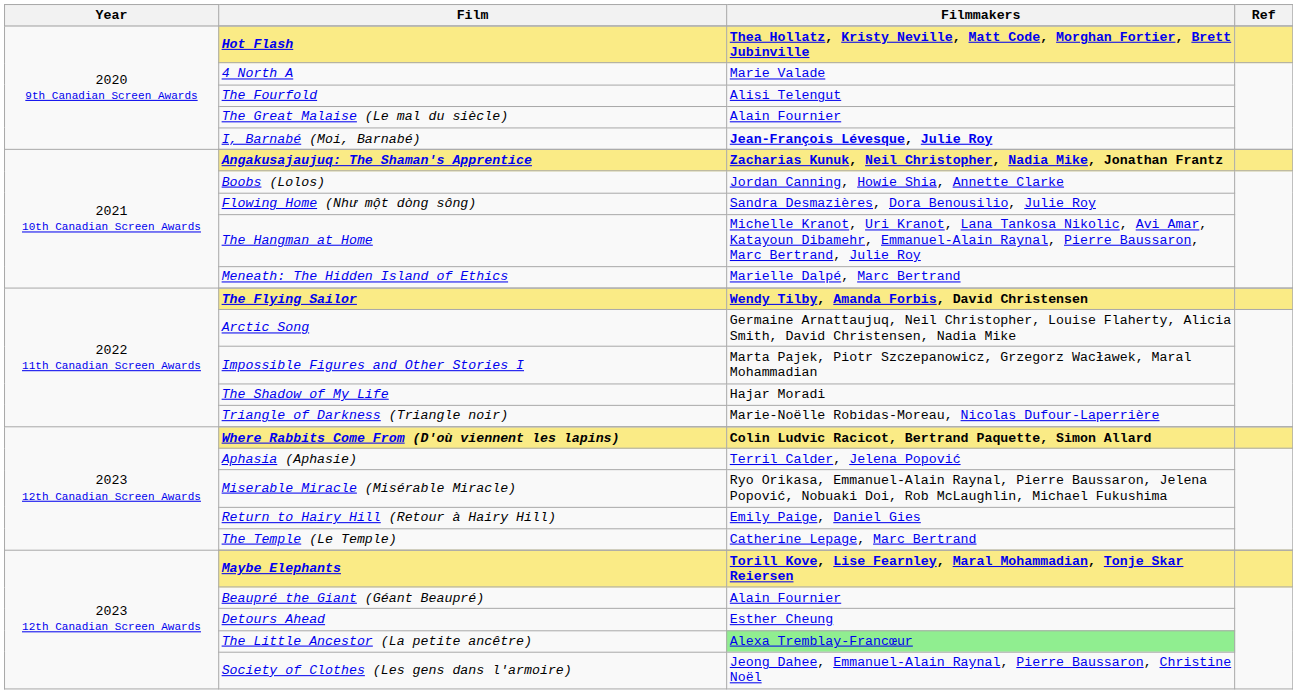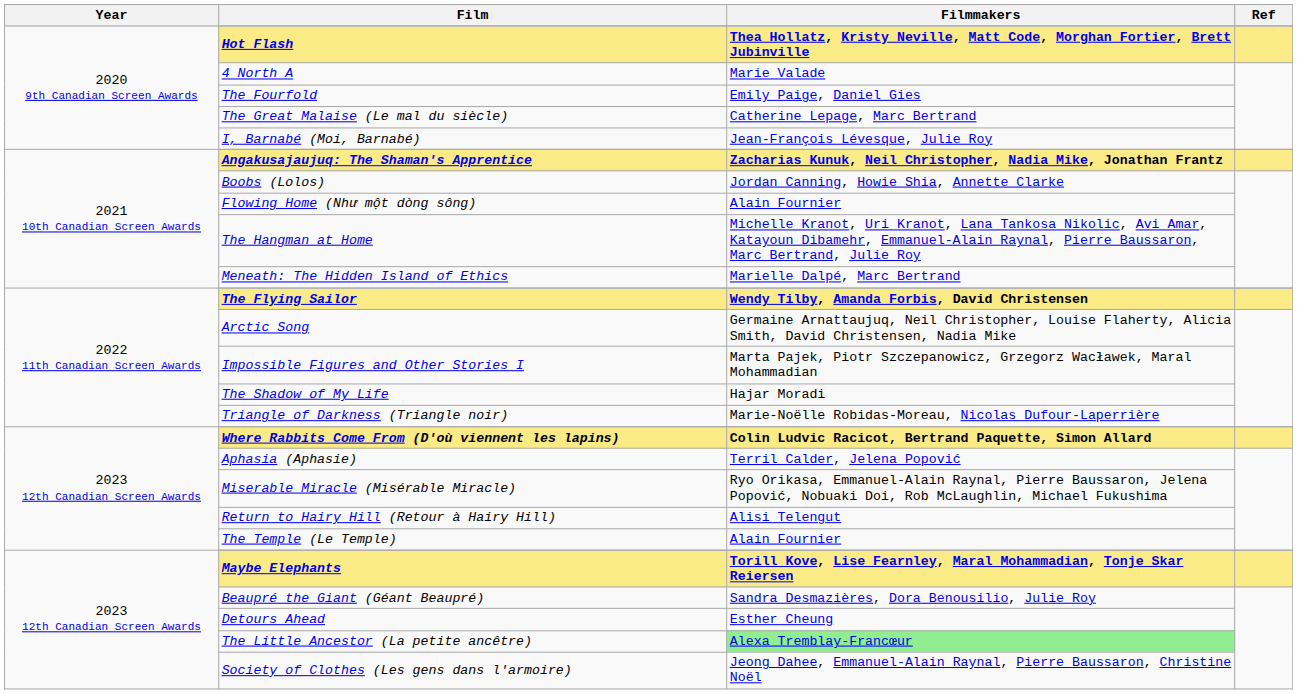(786, 95) Alisi Telengut -> (825, 95) Emily Paige, Daniel Gies
(786, 117) Alain Fournier -> (853, 117) Catherine Lepage, Marc Bertrand
(861, 139) bold -> (861, 139) normal
(913, 204) Sandra Desmazières, Dora Benousilio, Julie Roy -> (786, 204) Alain Fournier
(825, 518) Emily Paige, Daniel Gies -> (786, 518) Alisi Telengut
(853, 539) Catherine Lepage, Marc Bertrand -> (786, 539) Alain Fournier
(786, 598) Alain Fournier -> (913, 598) Sandra Desmazières, Dora Benousilio, Julie Roy
